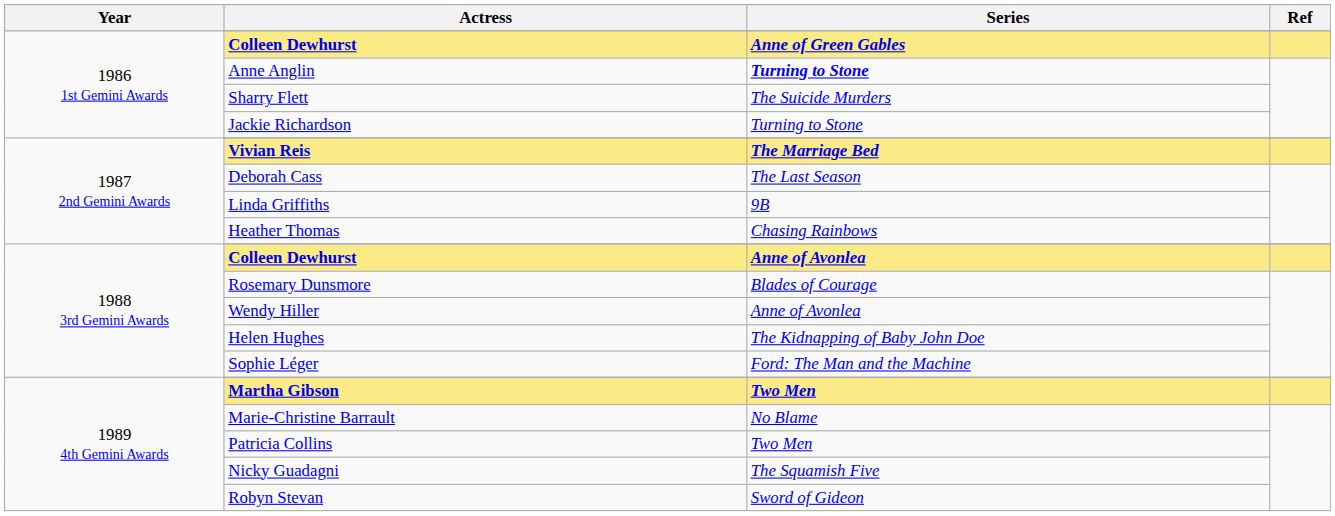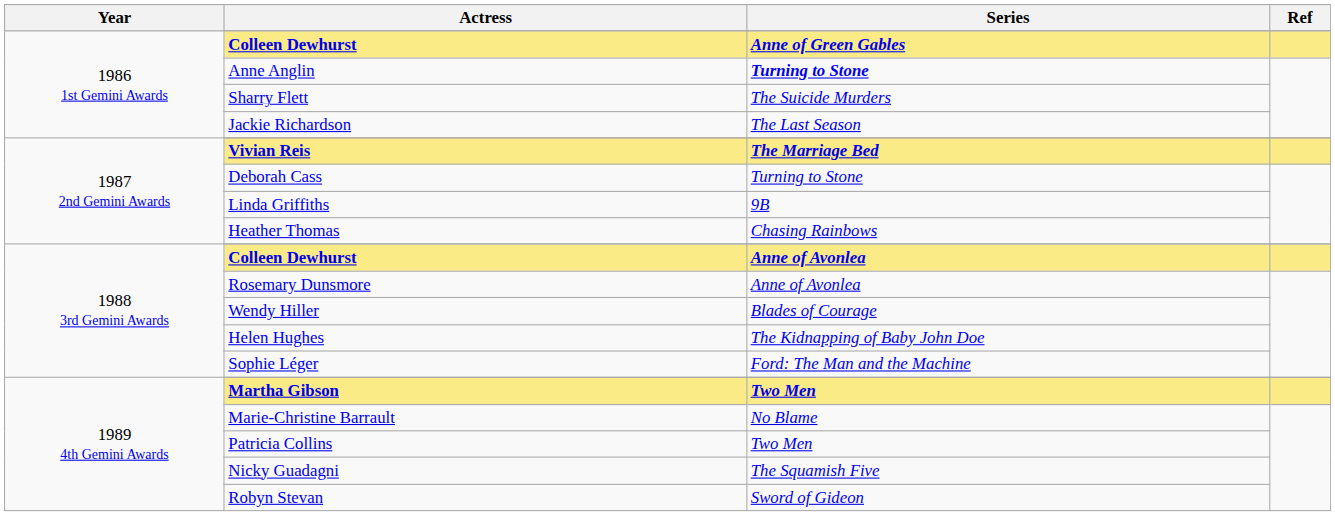(807, 124) Turning to Stone -> (806, 124) The Last Season
(806, 177) The Last Season -> (807, 177) Turning to Stone
(814, 284) Blades of Courage -> (806, 284) Anne of Avonlea
(806, 310) Anne of Avonlea -> (814, 310) Blades of Courage
